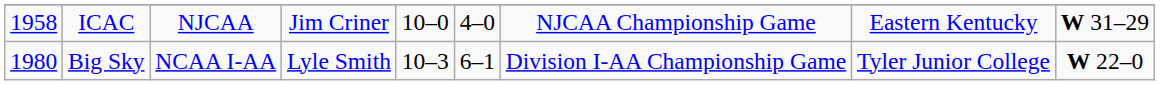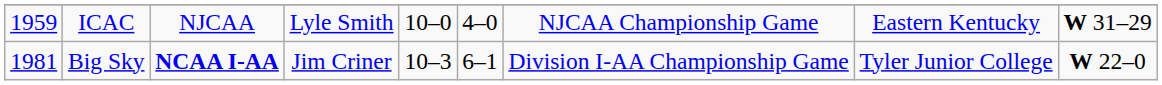(34, 23) 1958 -> (34, 23) 1959
(339, 23) Jim Criner -> (342, 23) Lyle Smith
(34, 60) 1980 -> (34, 60) 1981
(216, 60) normal -> (217, 60) bold
(339, 60) Lyle Smith -> (342, 60) Jim Criner
